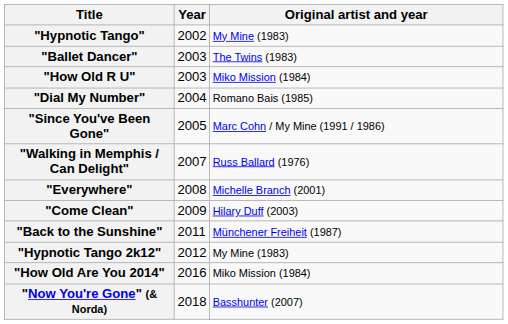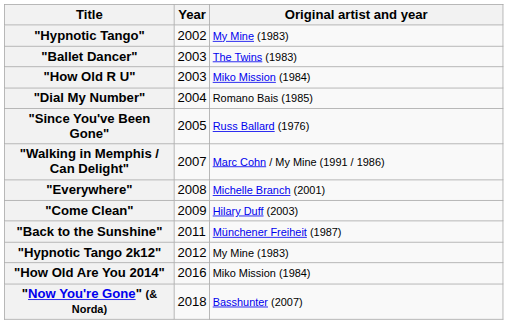(299, 127) Marc Cohn / My Mine (1991 / 1986) -> (261, 127) Russ Ballard (1976)
(261, 162) Russ Ballard (1976) -> (299, 162) Marc Cohn / My Mine (1991 / 1986)
